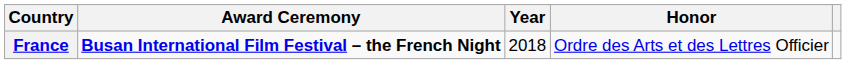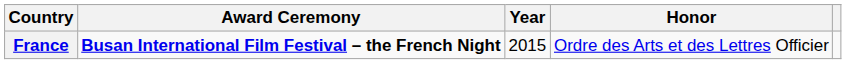(527, 44) 2018 -> (527, 44) 2015
